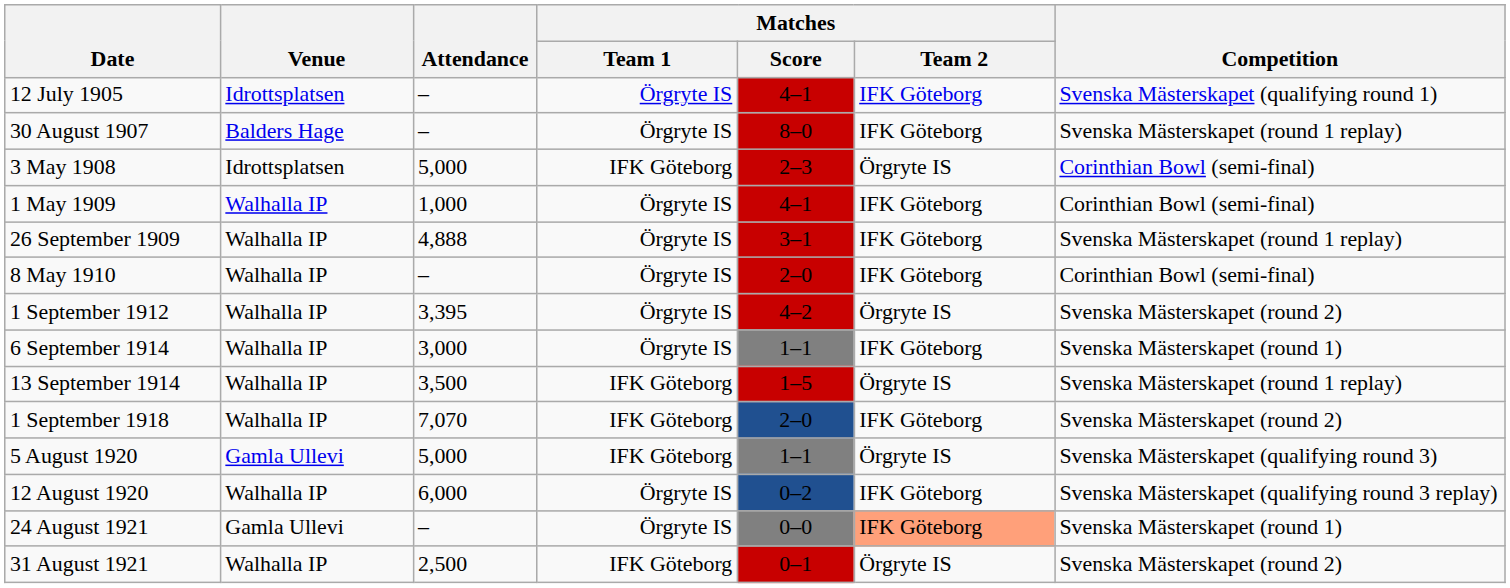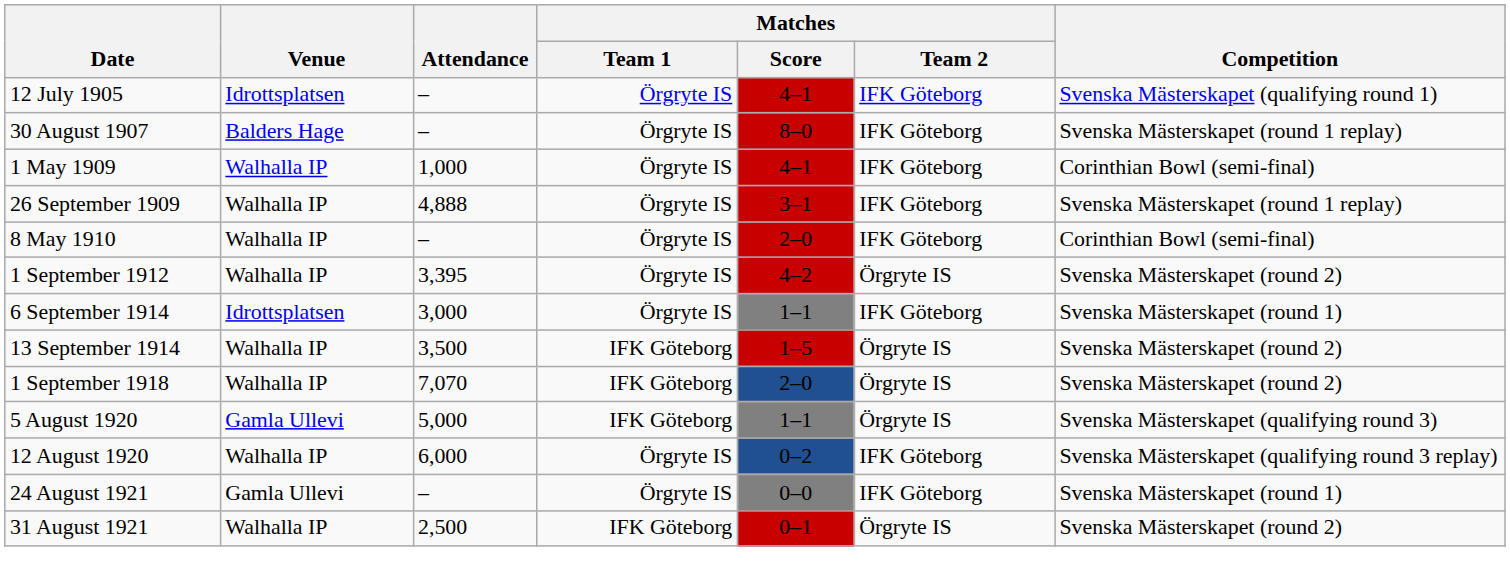- row: (63, 167)
(276, 347) Walhalla IP -> (285, 311) Idrottsplatsen
(1231, 383) Svenska Mästerskapet (round 1 replay) -> (1201, 347) Svenska Mästerskapet (round 2)
(921, 420) IFK Göteborg -> (905, 383) Örgryte IS
(921, 528) lightsalmon background -> (921, 492) no background
